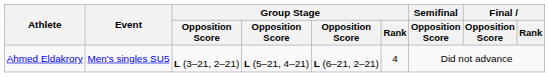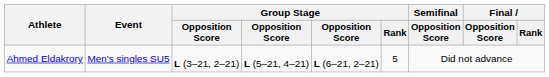(395, 59) 4 -> (395, 59) 5
